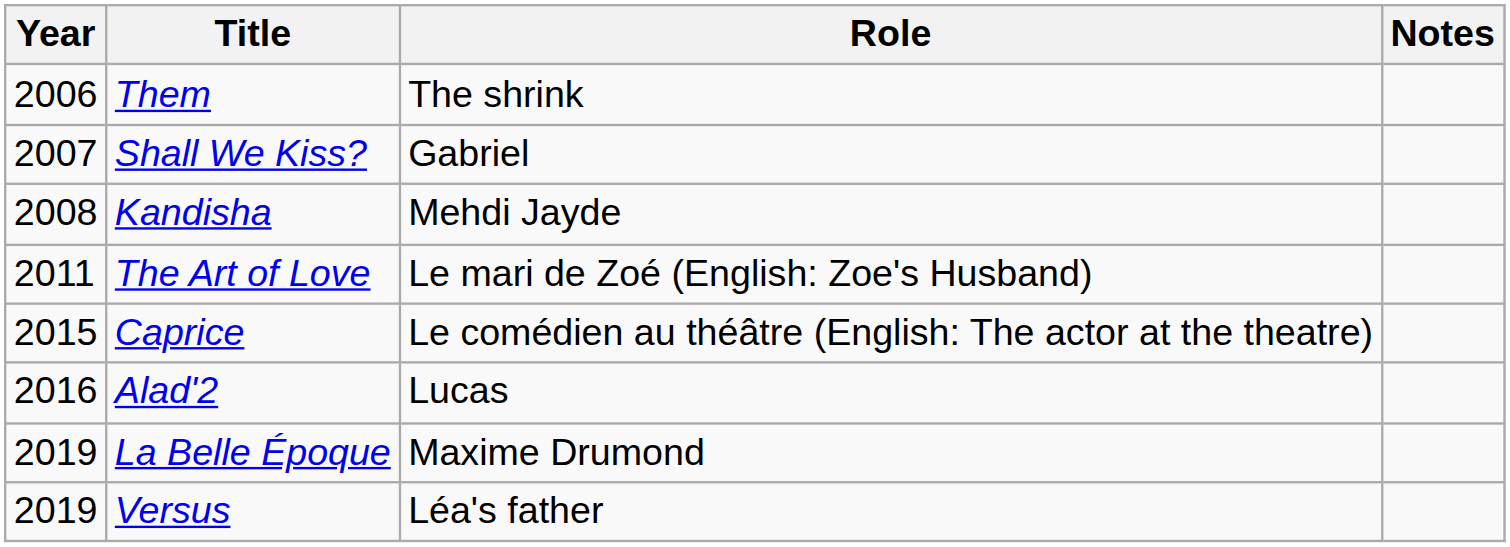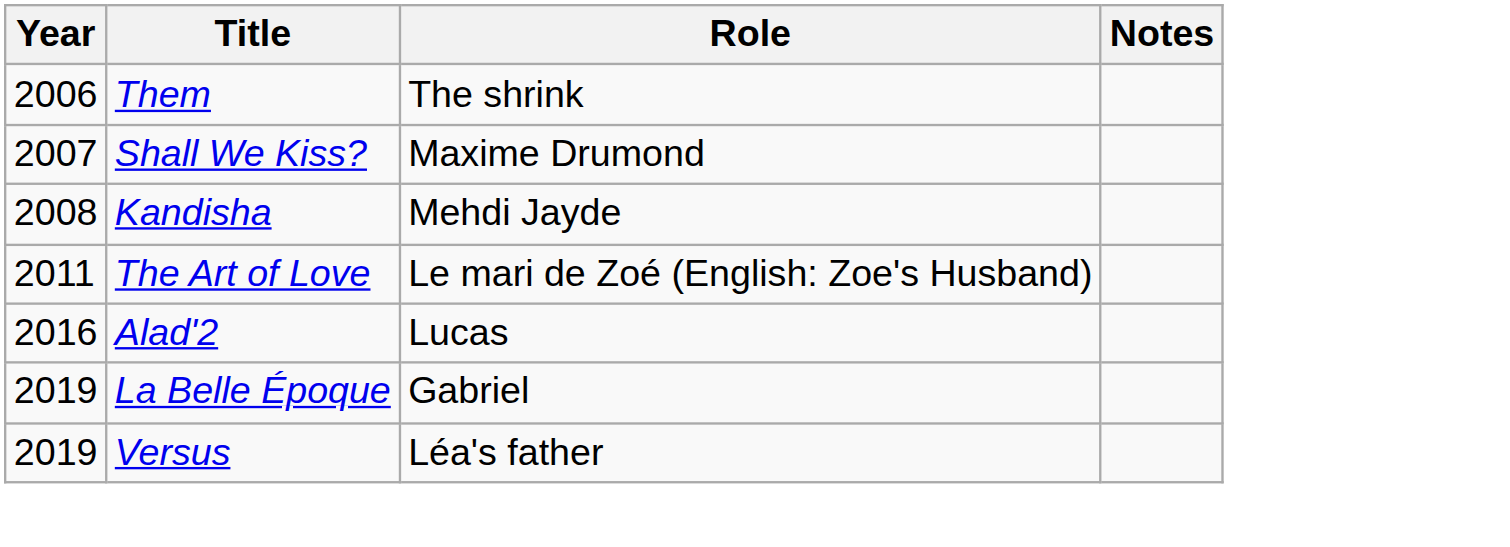(469, 153) Gabriel -> (556, 153) Maxime Drumond
- row: (180, 332)
(556, 451) Maxime Drumond -> (469, 392) Gabriel
